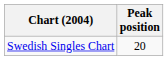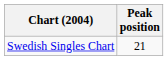(140, 45) 20 -> (140, 45) 21
